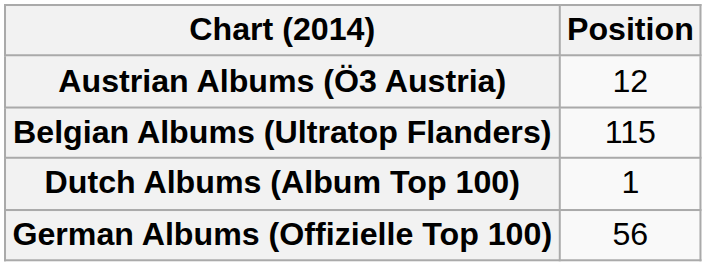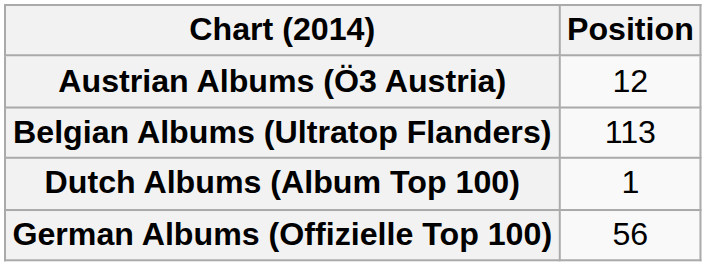(630, 132) 115 -> (630, 132) 113
